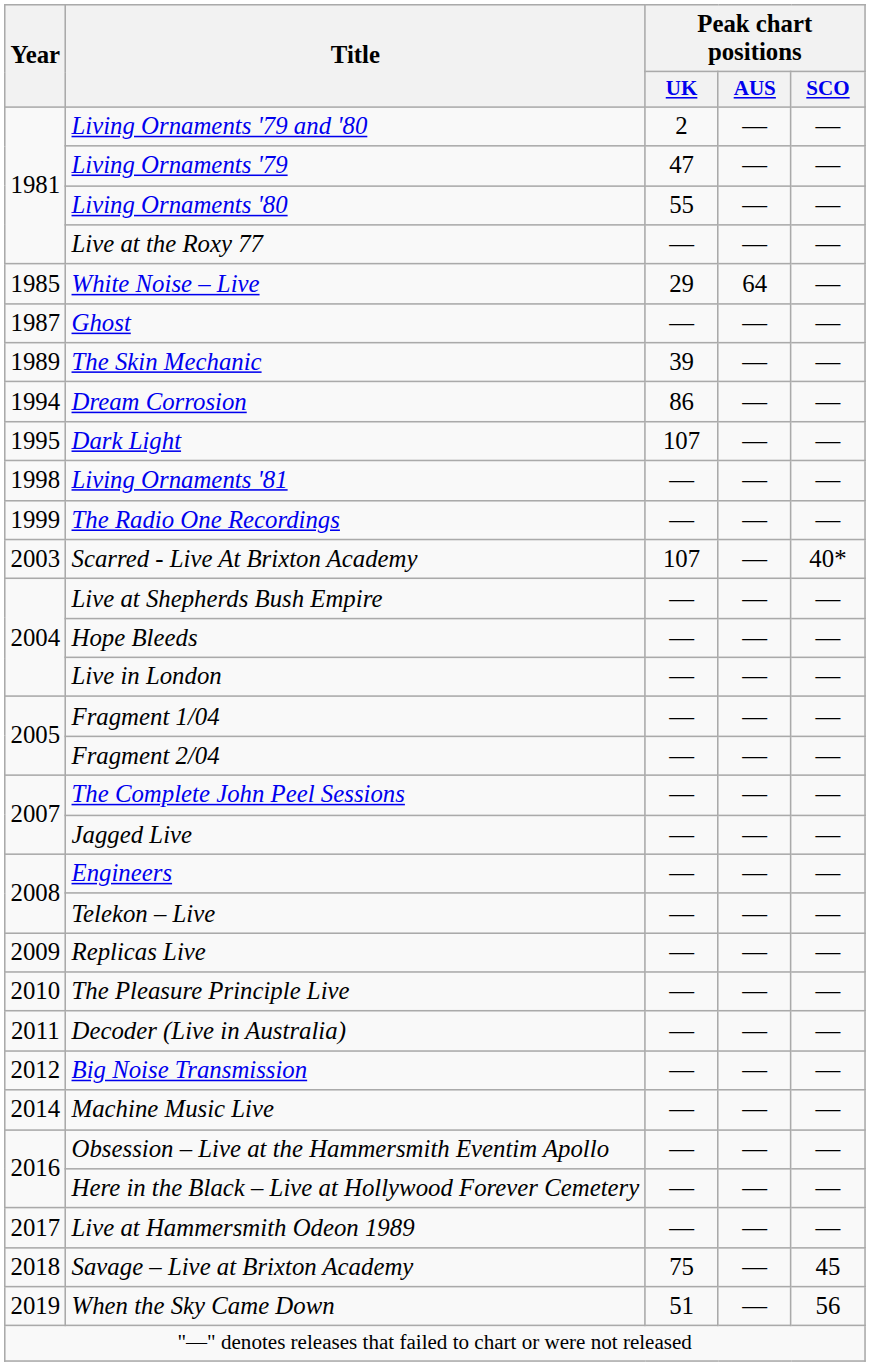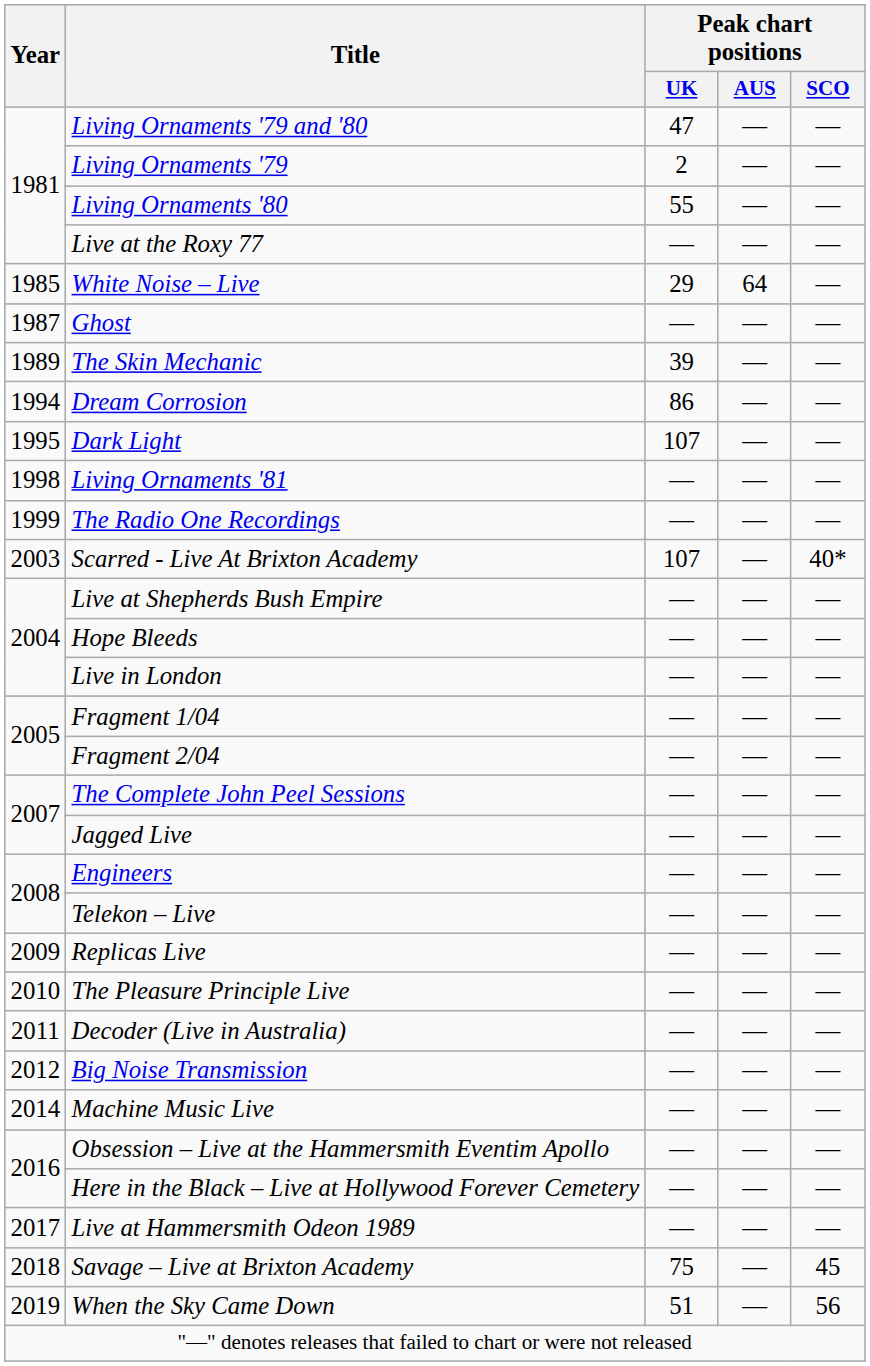(682, 126) 2 -> (682, 126) 47
(682, 165) 47 -> (682, 165) 2
